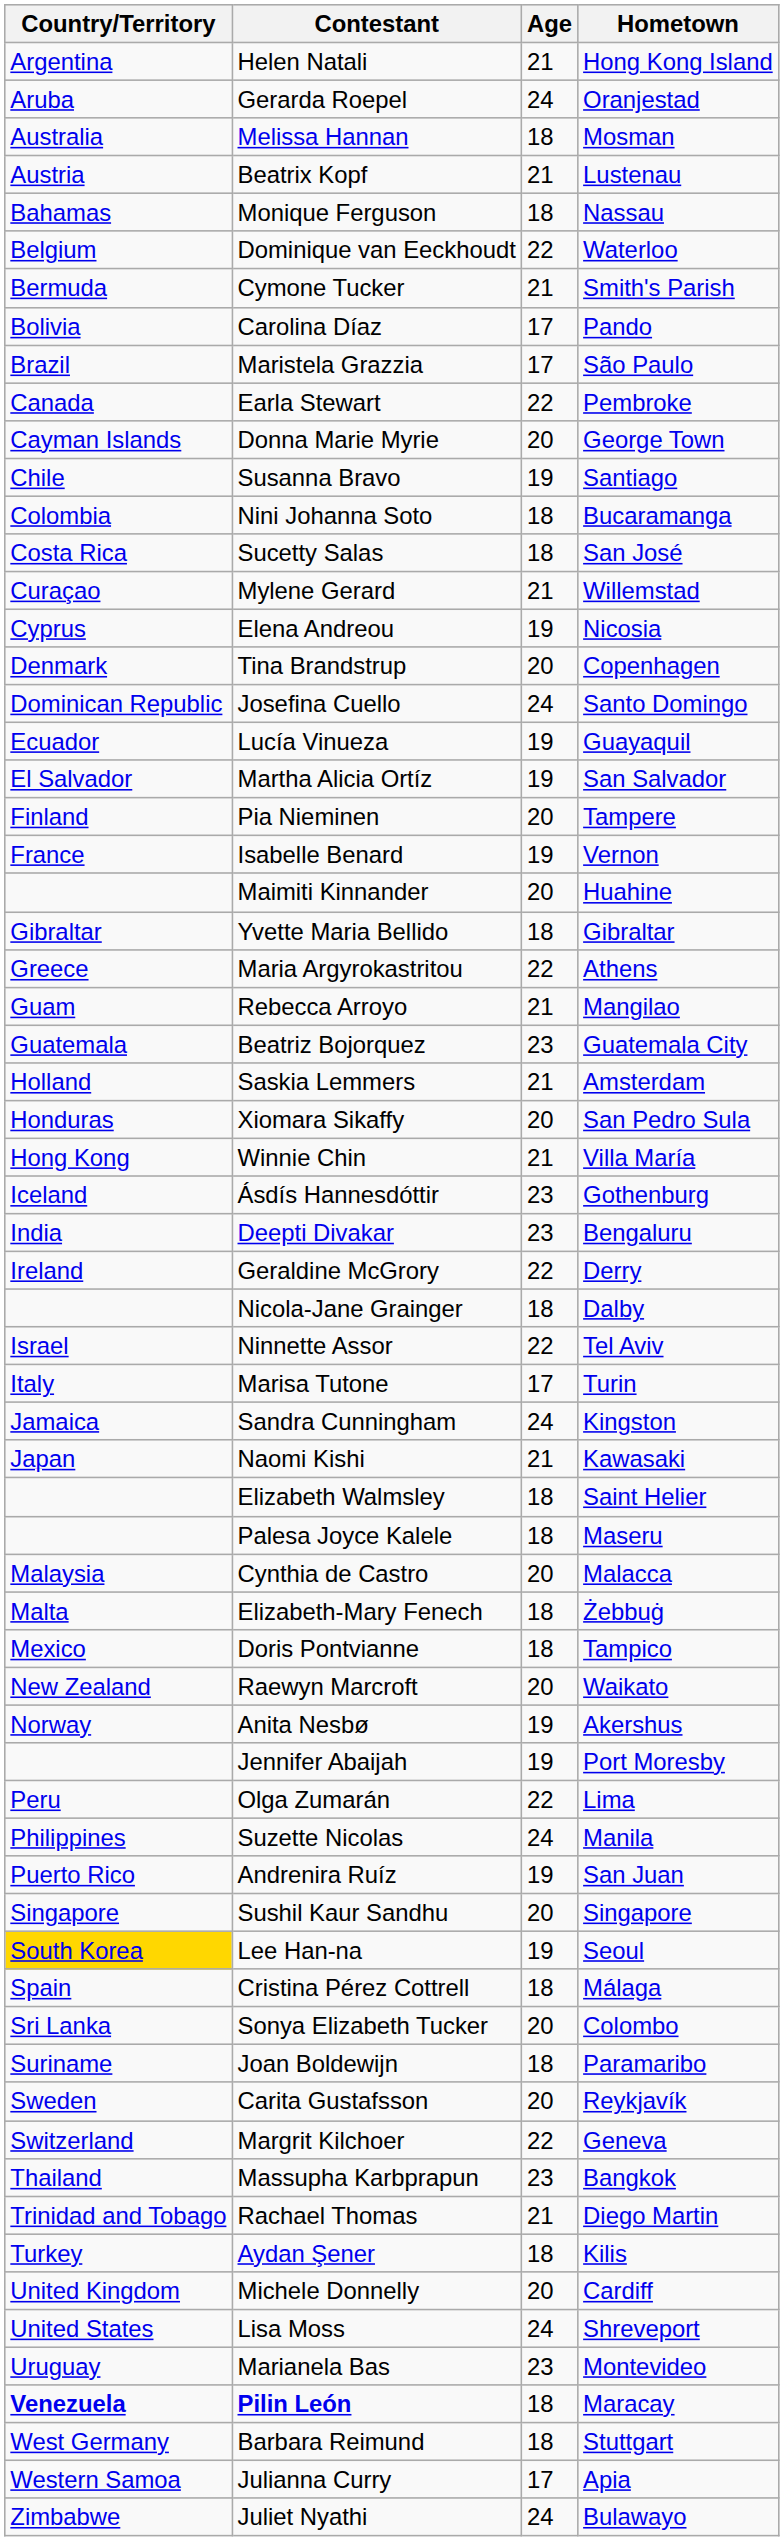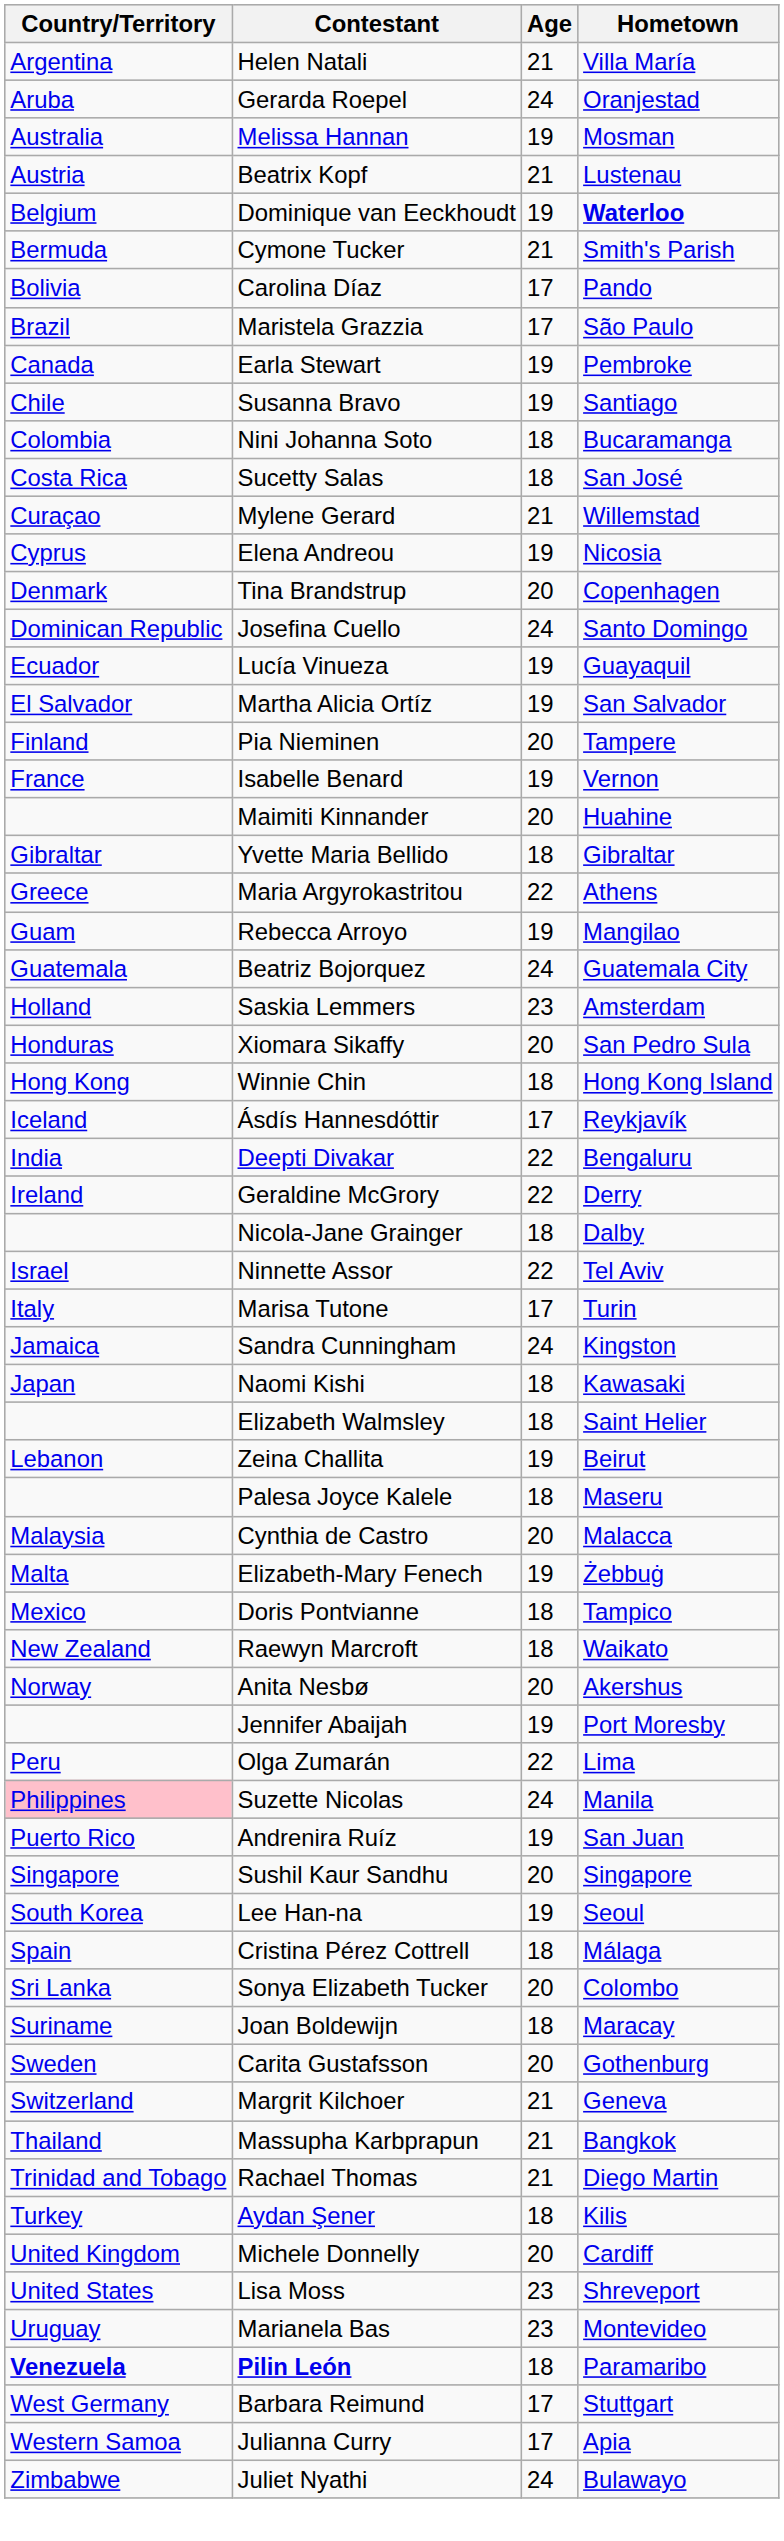(678, 62) Hong Kong Island -> (639, 62) Villa María
(540, 137) 18 -> (540, 137) 19
- row: (337, 213)
(540, 251) 22 -> (540, 213) 19
(630, 251) normal -> (634, 213) bold
(540, 402) 22 -> (540, 364) 19
- row: (338, 439)
(540, 1006) 21 -> (540, 931) 19
(540, 1044) 23 -> (540, 968) 24
(540, 1082) 21 -> (540, 1006) 23
(540, 1157) 21 -> (540, 1082) 18
(639, 1157) Villa María -> (678, 1082) Hong Kong Island
(540, 1195) 23 -> (540, 1119) 17
(646, 1195) Gothenburg -> (635, 1119) Reykjavík
(540, 1233) 23 -> (540, 1157) 22
(540, 1459) 21 -> (540, 1384) 18
+ row: (310, 1459)
(540, 1611) 18 -> (540, 1573) 19
(540, 1686) 20 -> (540, 1648) 18
(540, 1724) 19 -> (540, 1686) 20
(68, 1837) no background -> (68, 1799) pink background
(77, 1951) gold background -> (77, 1913) no background
(645, 2064) Paramaribo -> (629, 2026) Maracay
(635, 2102) Reykjavík -> (646, 2064) Gothenburg
(540, 2139) 22 -> (540, 2102) 21
(540, 2177) 23 -> (540, 2139) 21
(540, 2328) 24 -> (540, 2291) 23
(629, 2404) Maracay -> (645, 2366) Paramaribo
(540, 2442) 18 -> (540, 2404) 17
